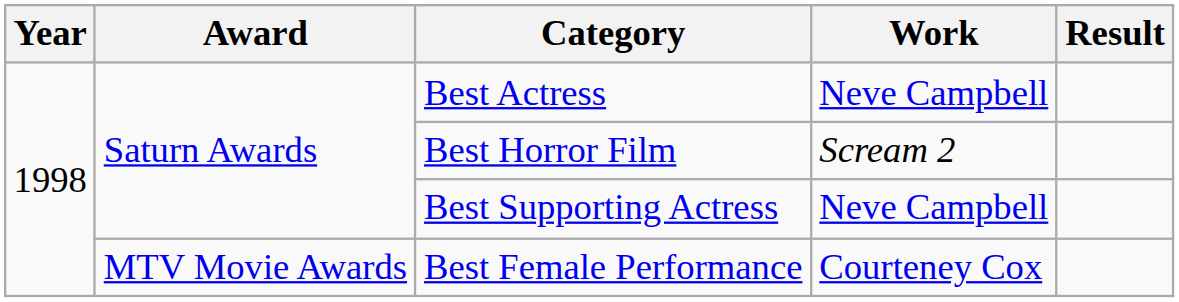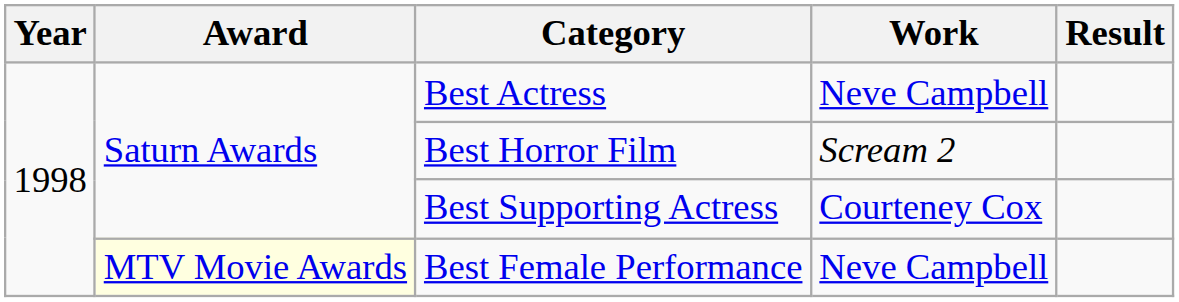(934, 207) Neve Campbell -> (931, 207) Courteney Cox
(255, 265) no background -> (255, 265) lightyellow background
(931, 265) Courteney Cox -> (934, 265) Neve Campbell
